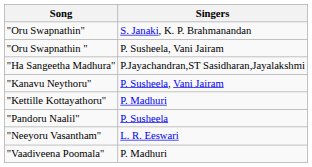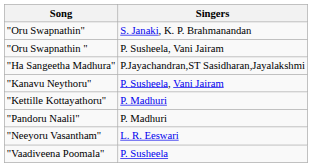(144, 118) P. Susheela -> (144, 118) P. Madhuri
(144, 153) P. Madhuri -> (144, 153) P. Susheela
